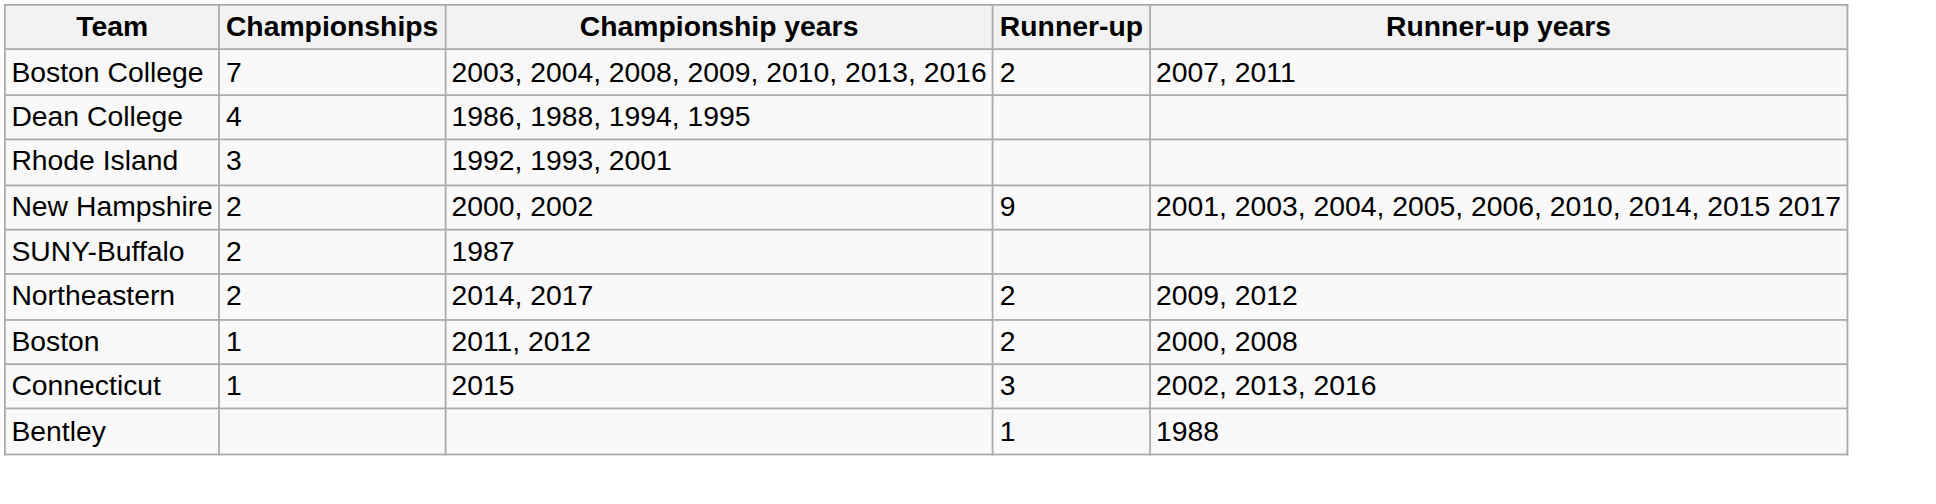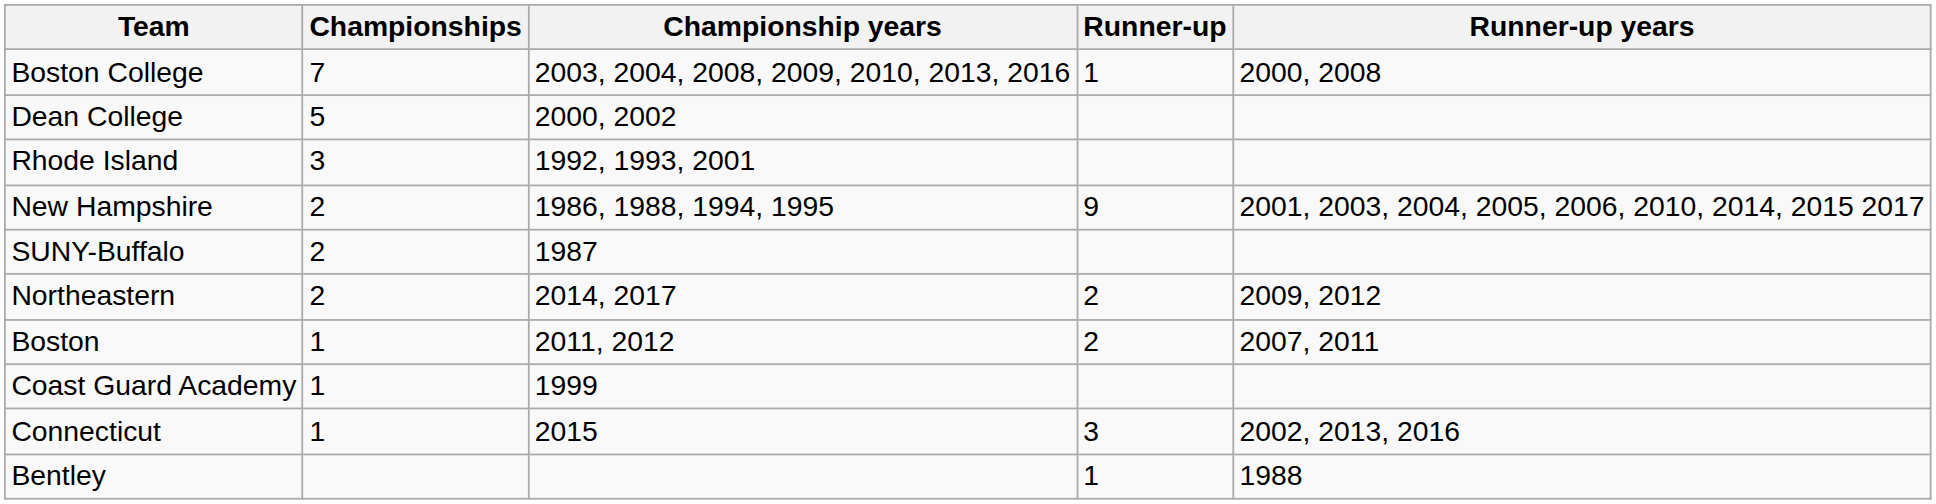(1008, 71) 2 -> (1091, 71) 1
(1226, 71) 2007, 2011 -> (1310, 71) 2000, 2008
(234, 116) 4 -> (317, 116) 5
(601, 116) 1986, 1988, 1994, 1995 -> (606, 116) 2000, 2002
(522, 206) 2000, 2002 -> (684, 206) 1986, 1988, 1994, 1995
(1227, 341) 2000, 2008 -> (1309, 341) 2007, 2011
+ row: (154, 386)
